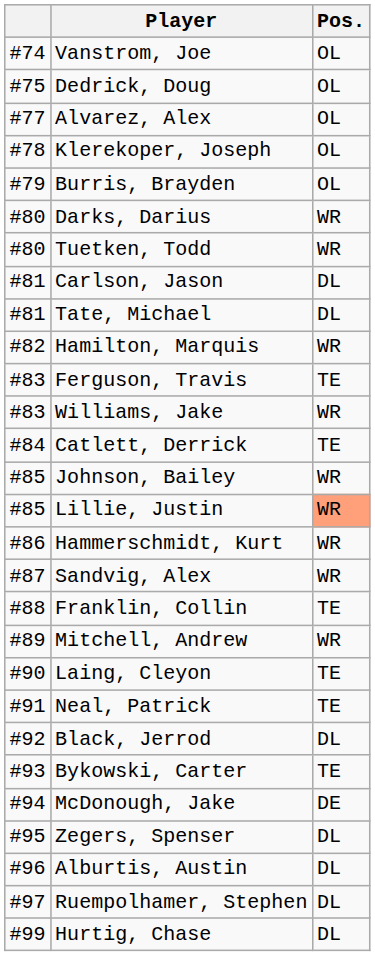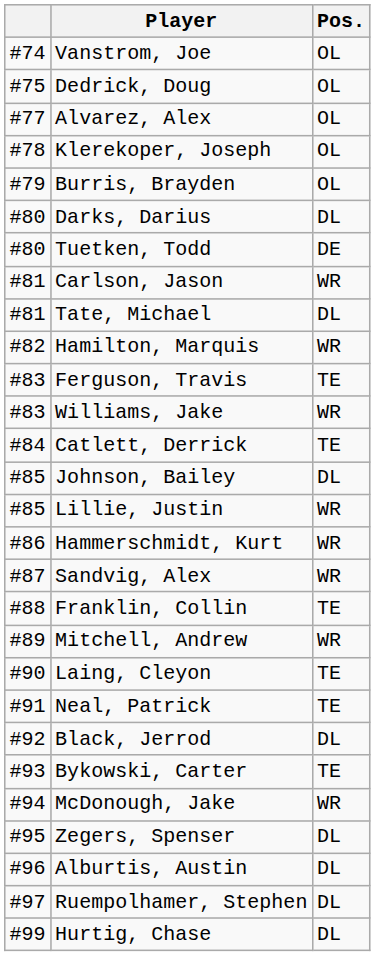(329, 217) WR -> (329, 217) DL
(329, 250) WR -> (329, 250) DE
(329, 282) DL -> (329, 282) WR
(329, 478) WR -> (329, 478) DL
(329, 511) lightsalmon background -> (329, 511) no background
(329, 804) DE -> (329, 804) WR
